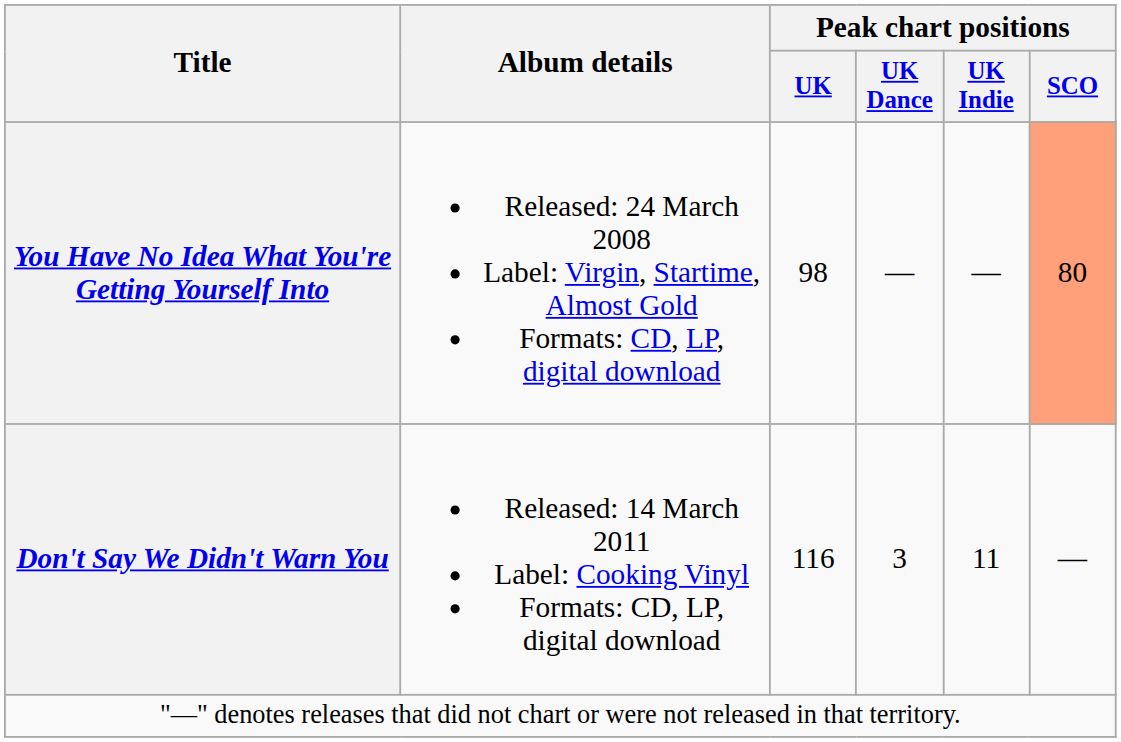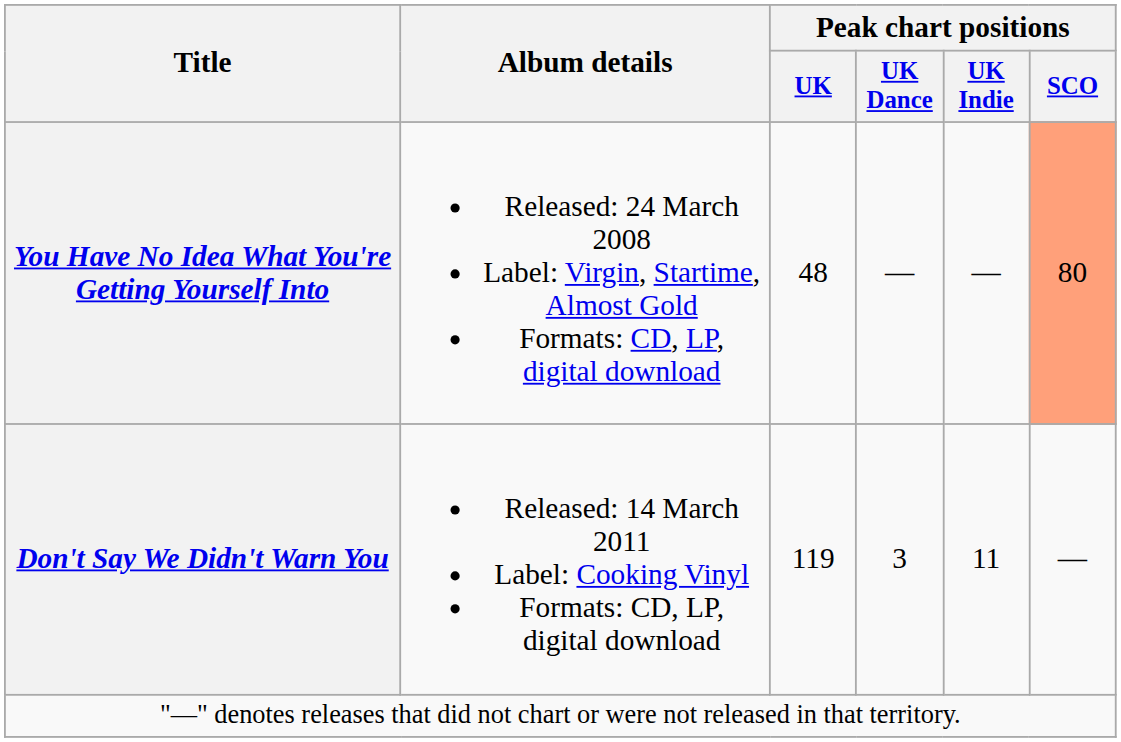(813, 272) 98 -> (813, 272) 48
(813, 558) 116 -> (813, 558) 119
